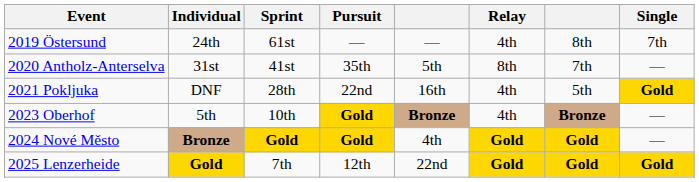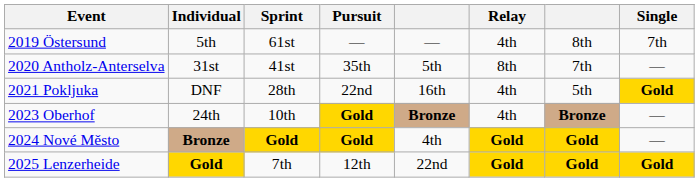(206, 41) 24th -> (206, 41) 5th
(206, 115) 5th -> (206, 115) 24th
